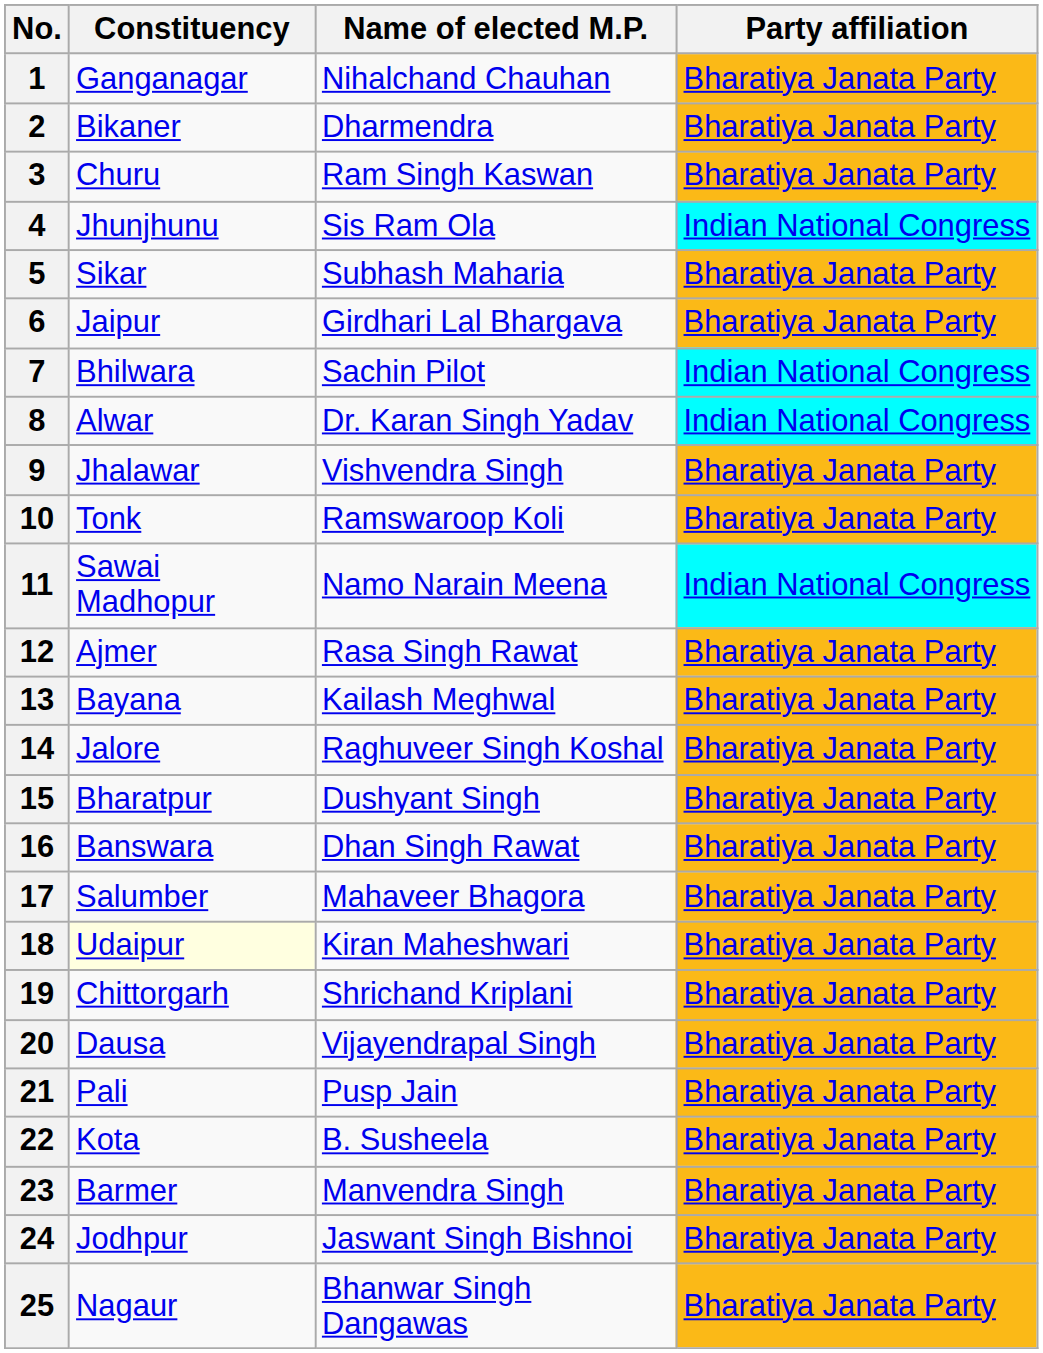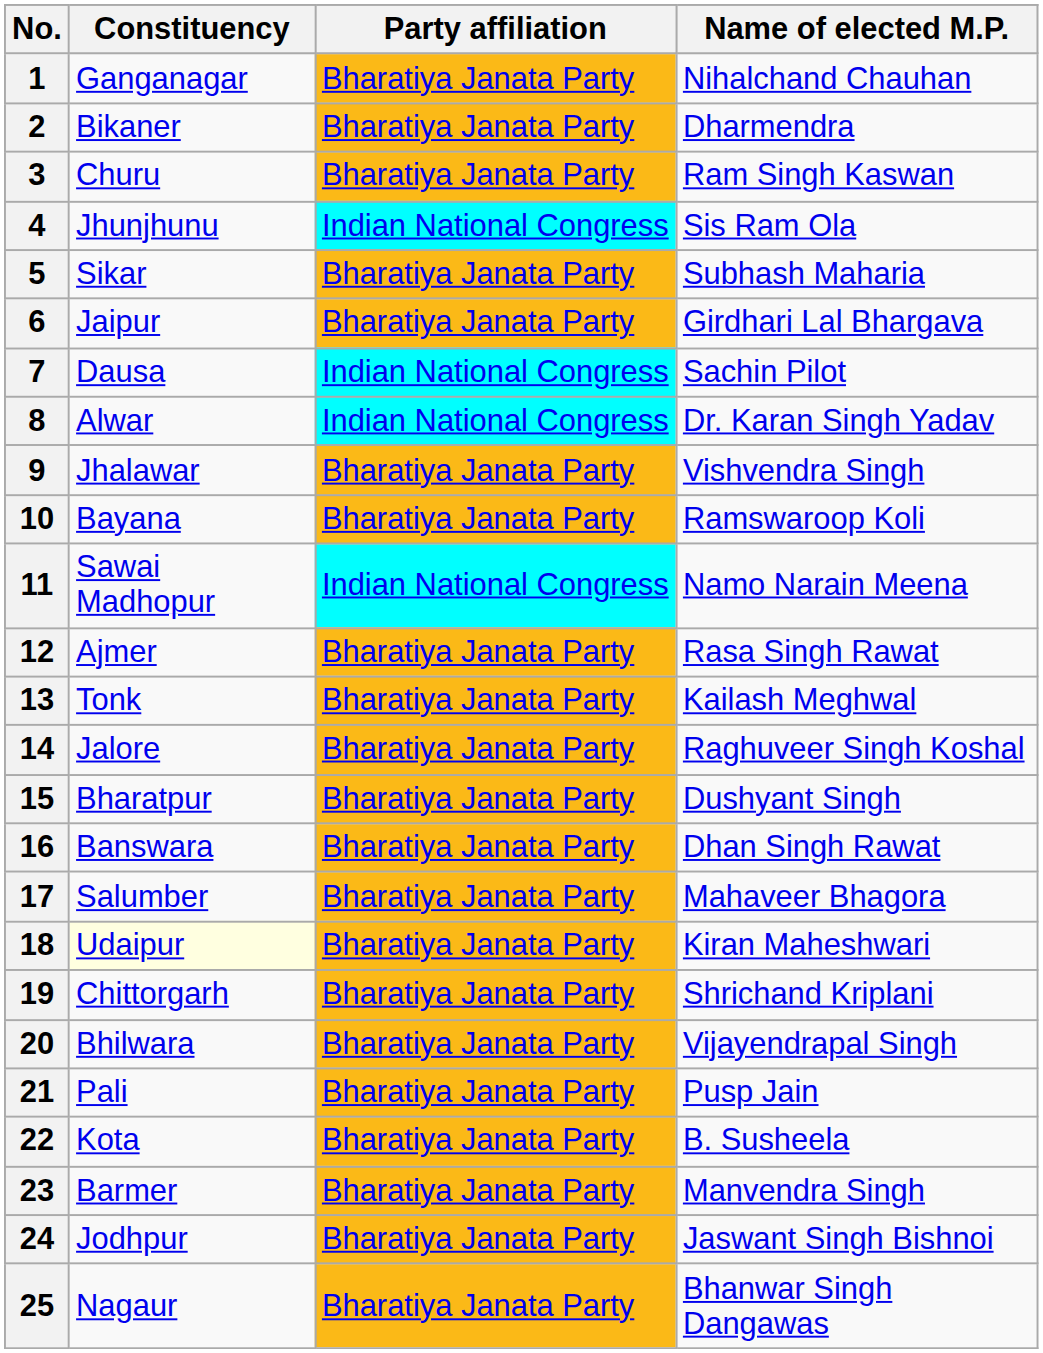columns swapped: (496, 28) <-> (857, 28)
(135, 371) Bhilwara -> (121, 371) Dausa
(109, 518) Tonk -> (128, 518) Bayana
(128, 700) Bayana -> (109, 700) Tonk
(121, 1043) Dausa -> (135, 1043) Bhilwara
